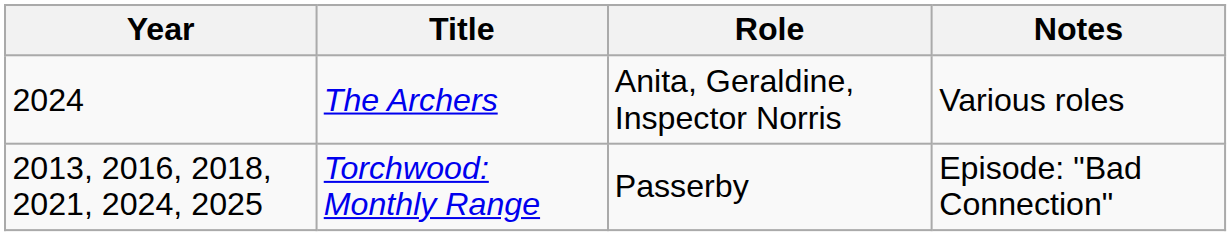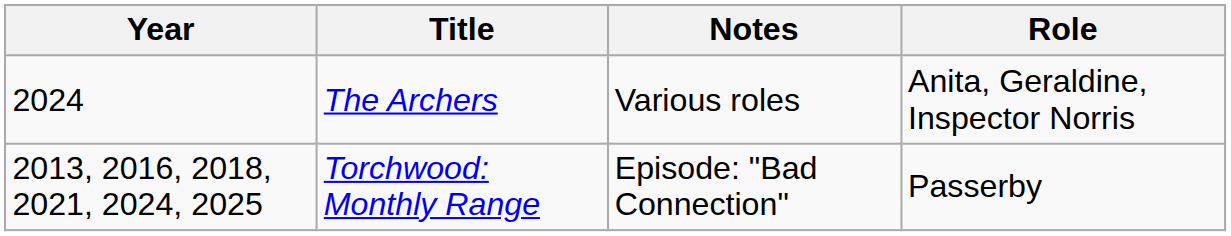columns swapped: (770, 30) <-> (1078, 30)
